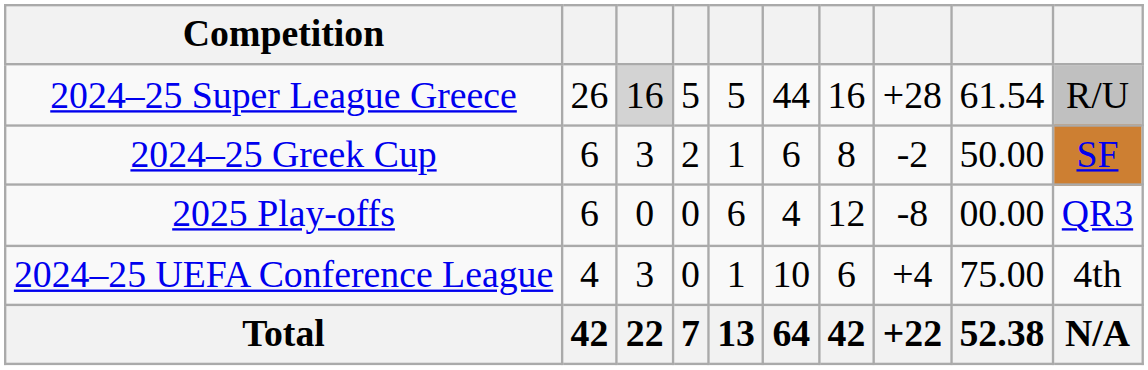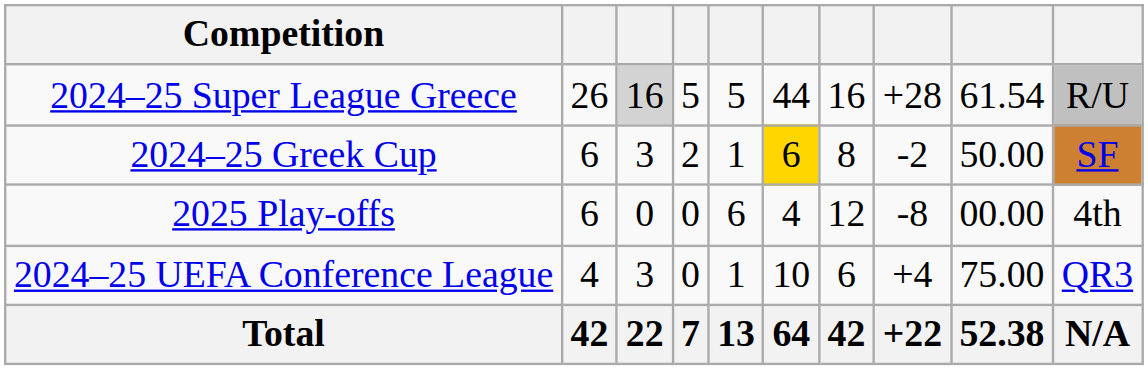(791, 154) no background -> (791, 154) gold background
(1097, 214) QR3 -> (1097, 214) 4th
(1097, 273) 4th -> (1097, 273) QR3
